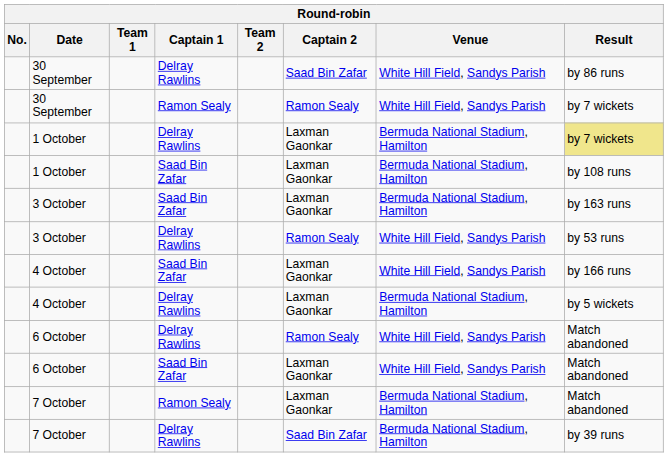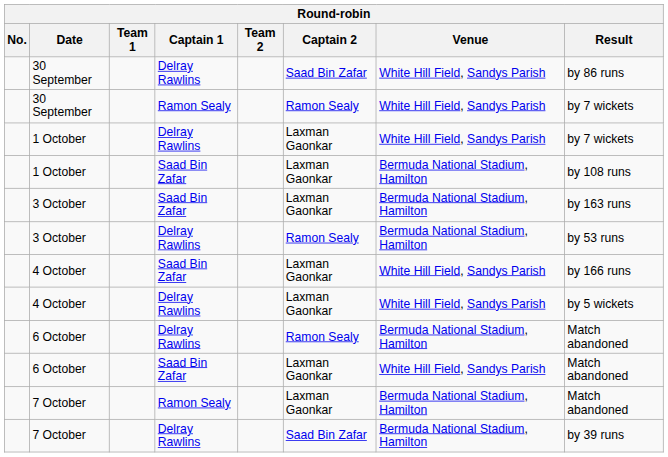(454, 139) Bermuda National Stadium, Hamilton -> (462, 139) White Hill Field, Sandys Parish
(600, 139) khaki background -> (600, 139) no background
(462, 238) White Hill Field, Sandys Parish -> (454, 238) Bermuda National Stadium, Hamilton
(454, 303) Bermuda National Stadium, Hamilton -> (462, 303) White Hill Field, Sandys Parish
(462, 336) White Hill Field, Sandys Parish -> (454, 336) Bermuda National Stadium, Hamilton
